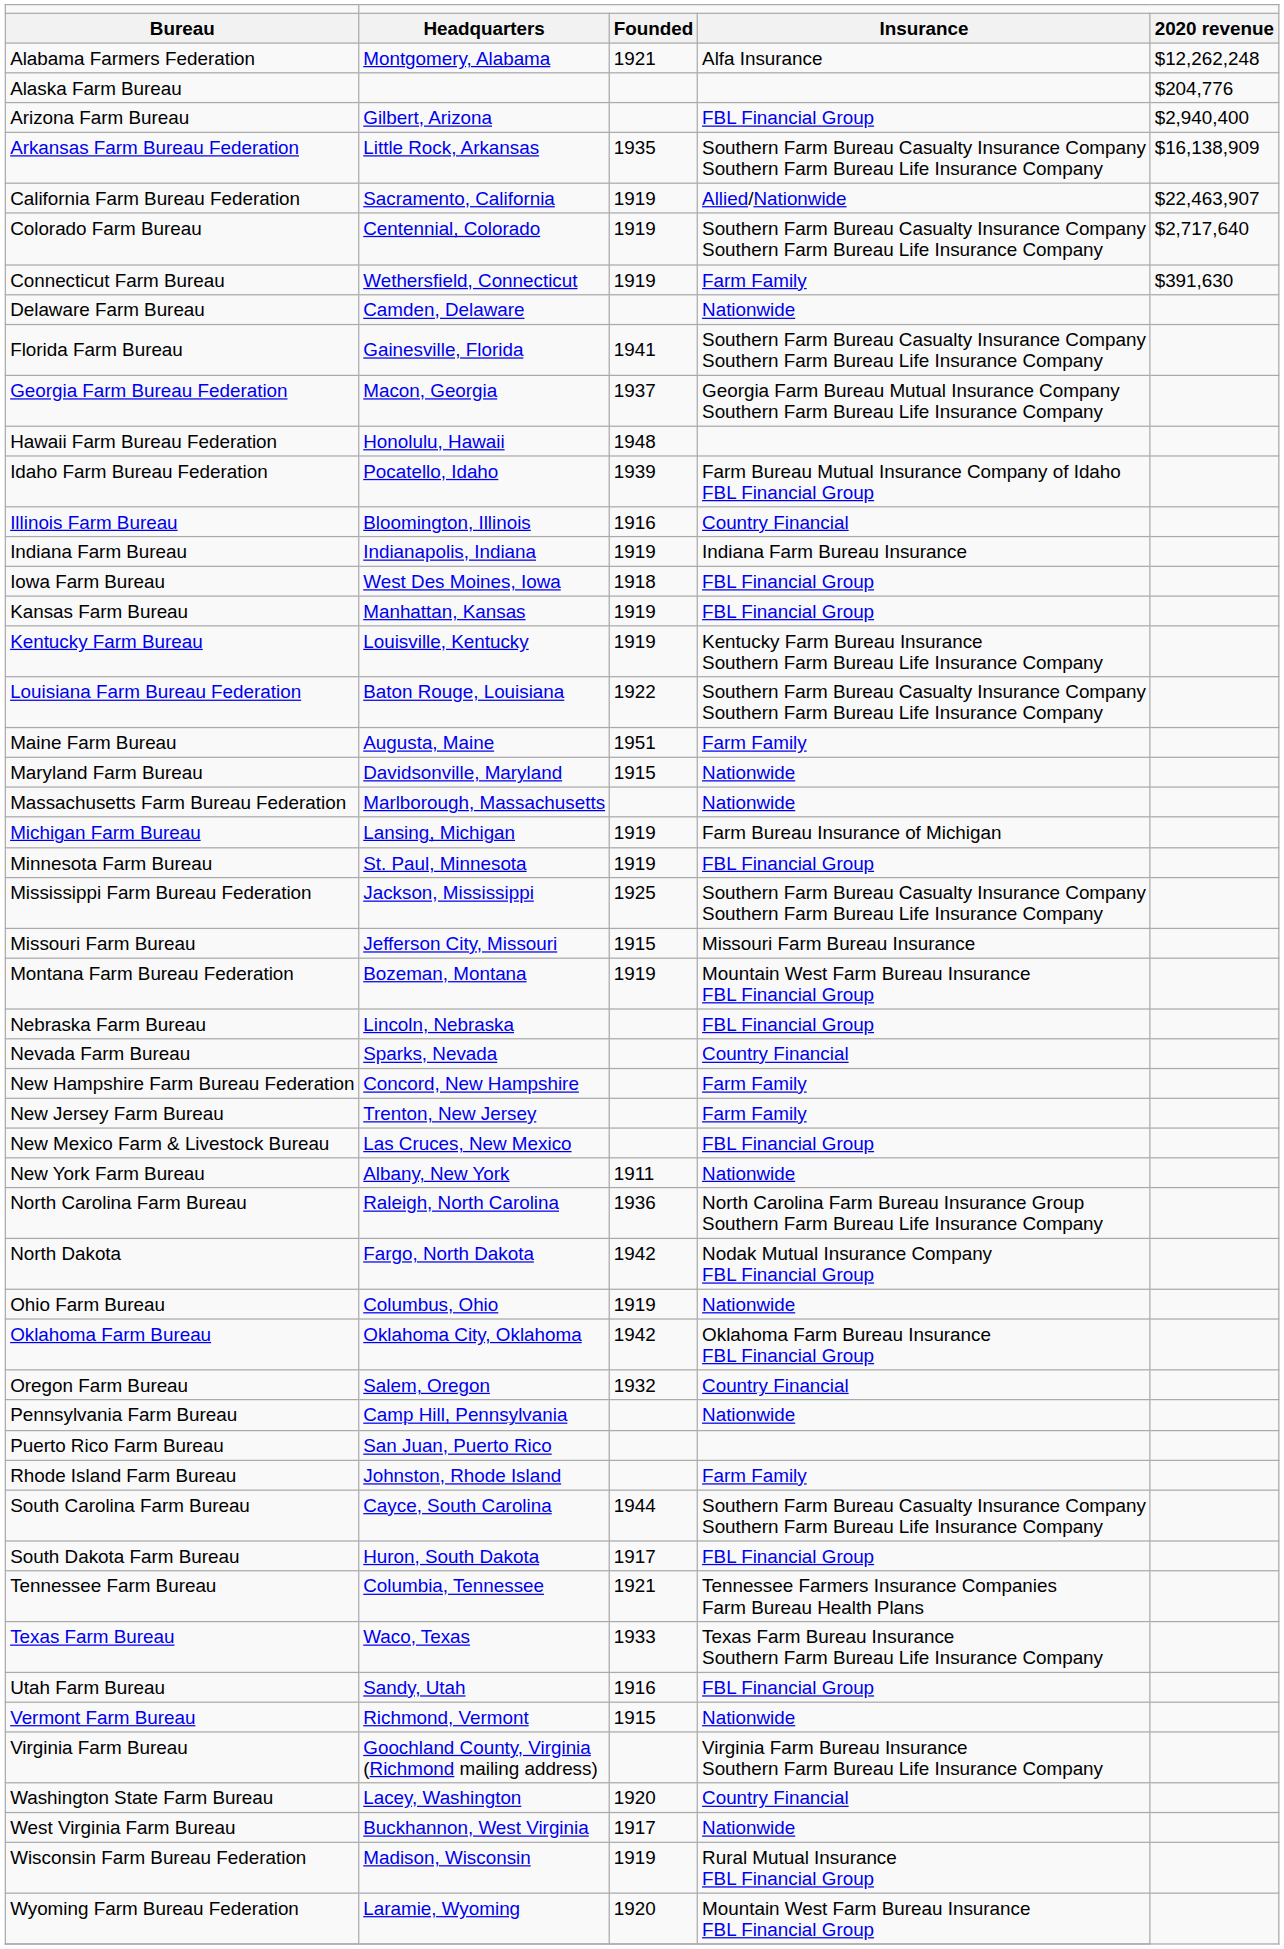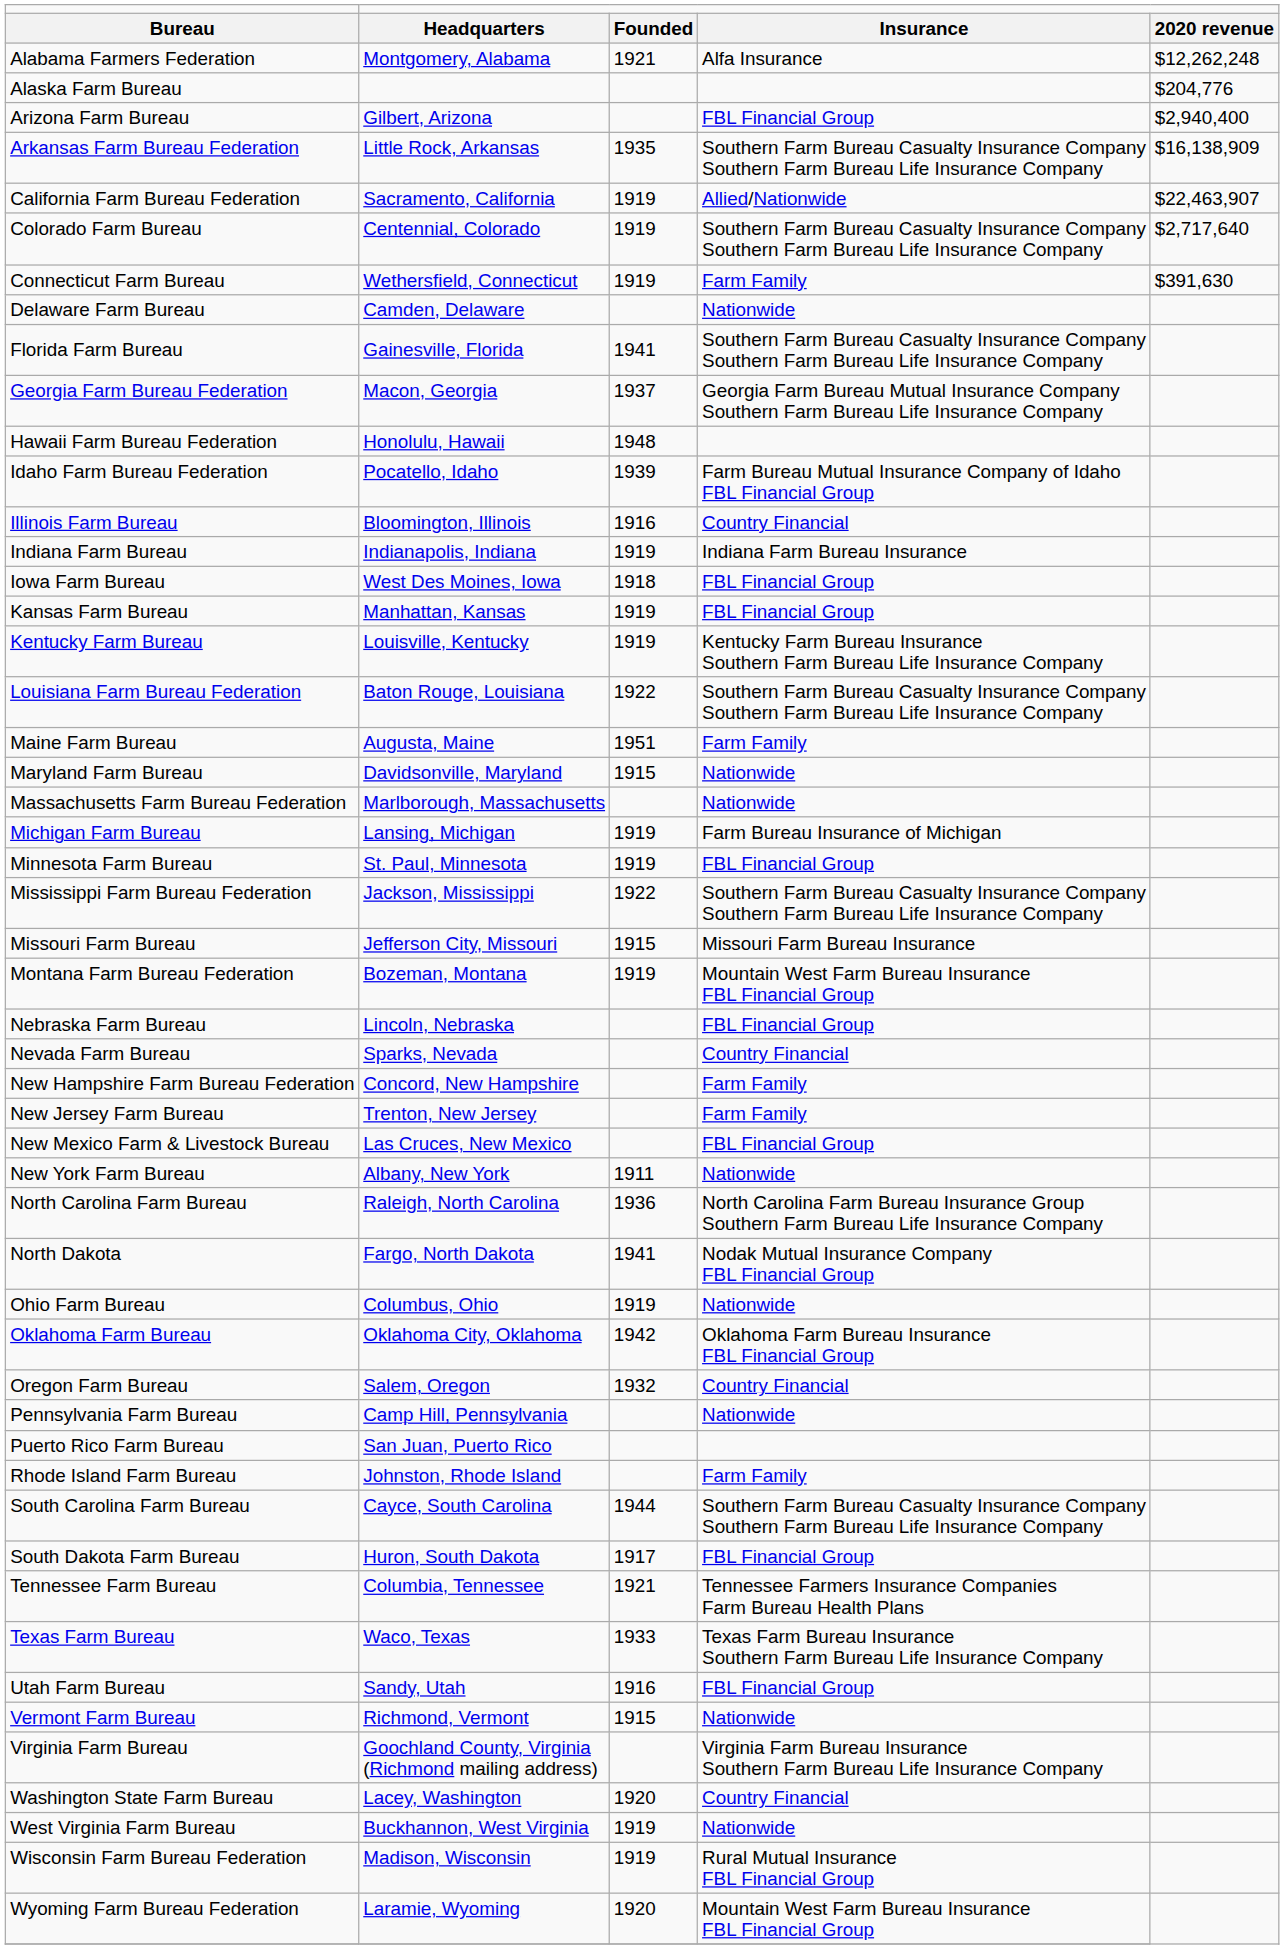(635, 892) 1925 -> (635, 892) 1922
(635, 1254) 1942 -> (635, 1254) 1941
(635, 1828) 1917 -> (635, 1828) 1919
